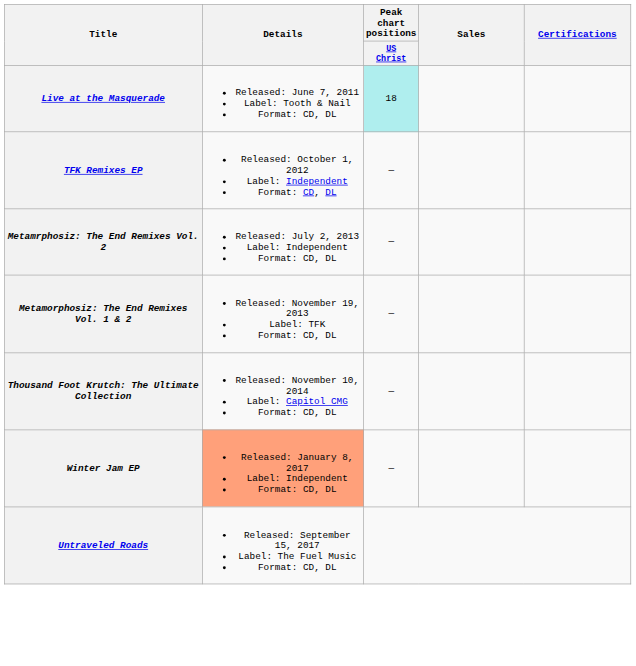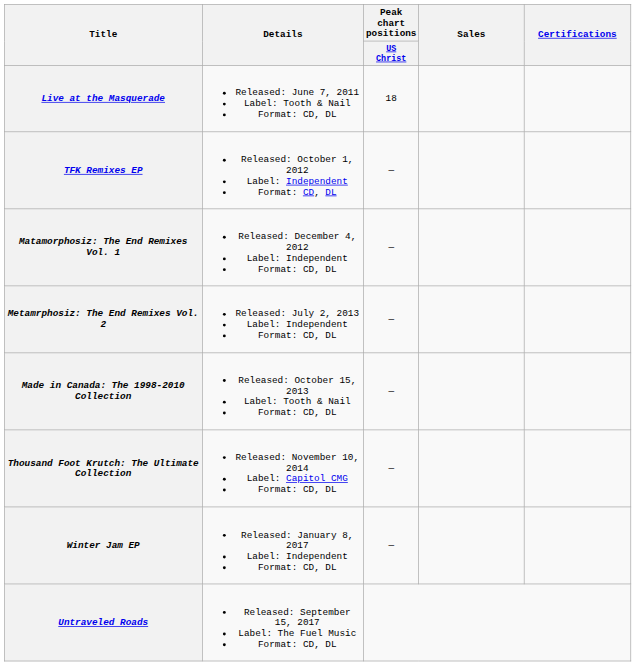(391, 99) paleturquoise background -> (391, 99) no background
+ row: (103, 248)
+ row: (103, 391)
- row: (103, 314)
(283, 474) lightsalmon background -> (283, 551) no background
